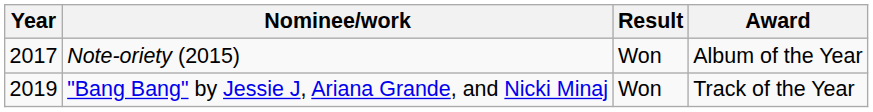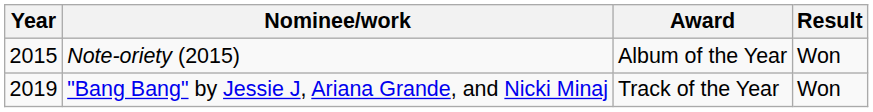columns swapped: (778, 21) <-> (651, 21)
(33, 55) 2017 -> (33, 55) 2015
